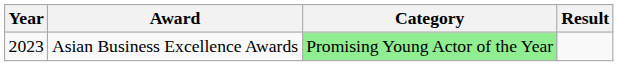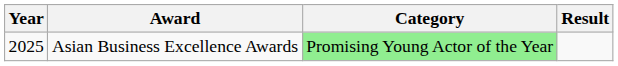(26, 46) 2023 -> (26, 46) 2025
